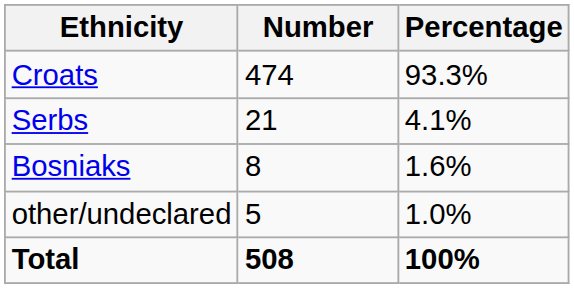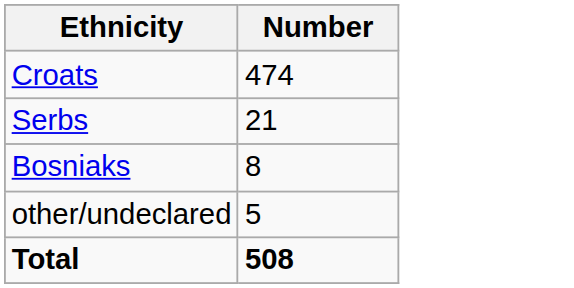- column: (484, 27)
